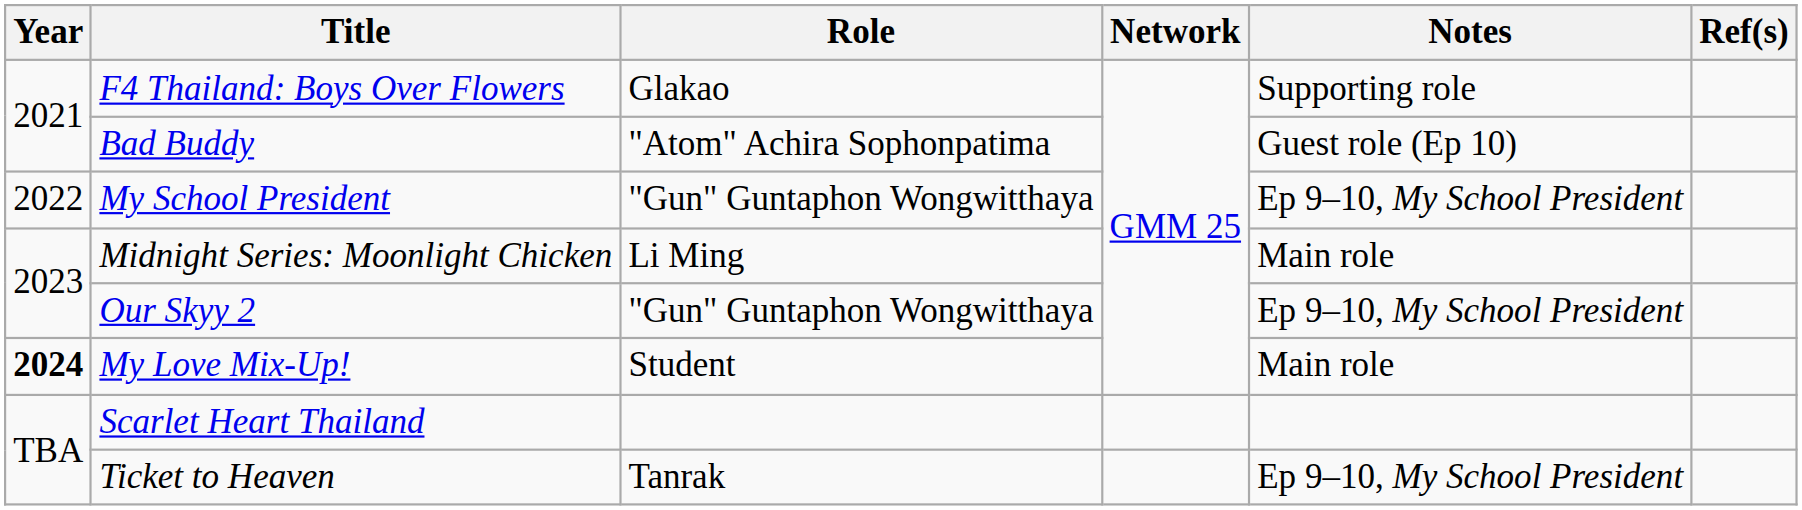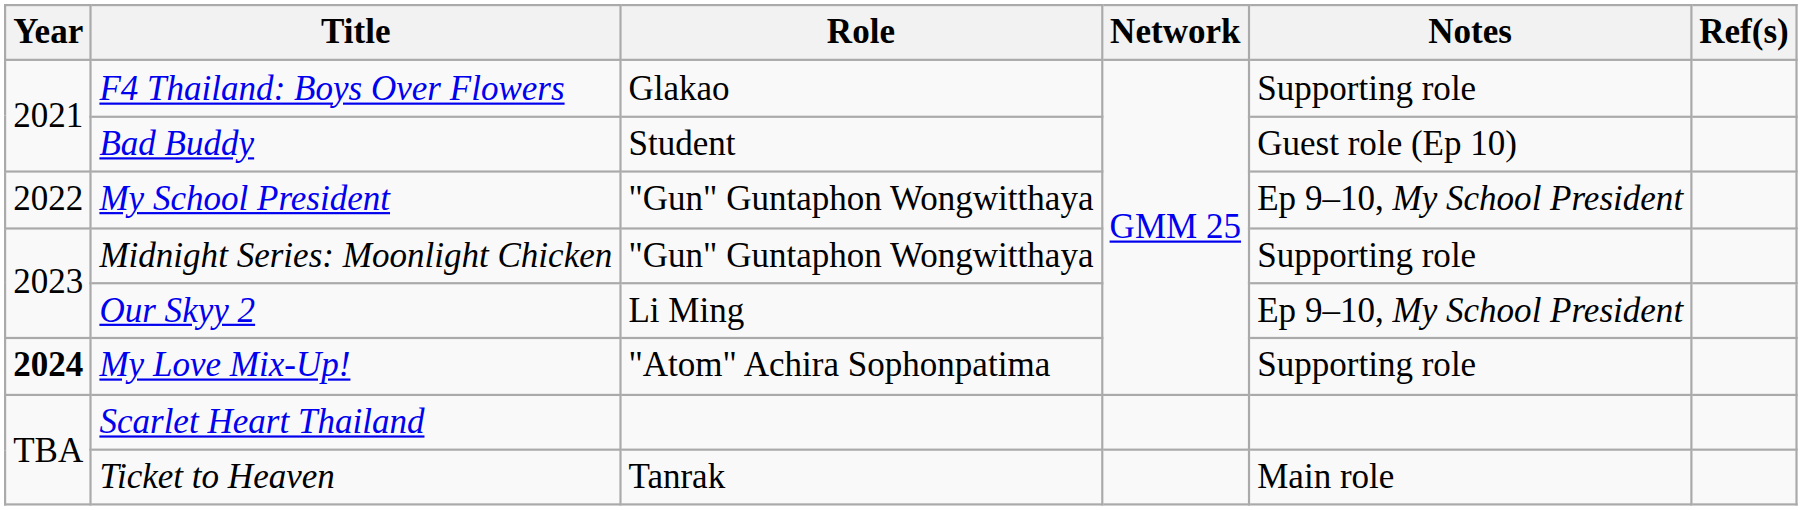(839, 143) "Atom" Achira Sophonpatima -> (682, 143) Student
(686, 254) Li Ming -> (861, 254) "Gun" Guntaphon Wongwitthaya
(1326, 254) Main role -> (1367, 254) Supporting role
(861, 310) "Gun" Guntaphon Wongwitthaya -> (686, 310) Li Ming
(682, 365) Student -> (839, 365) "Atom" Achira Sophonpatima
(1326, 365) Main role -> (1367, 365) Supporting role
(1470, 476) Ep 9–10, My School President -> (1326, 476) Main role
